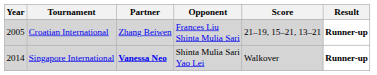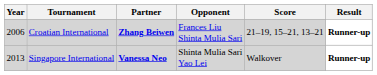(16, 32) 2005 -> (16, 32) 2006
(145, 32) normal -> (146, 32) bold
(16, 58) 2014 -> (16, 58) 2013
